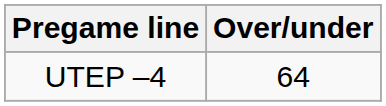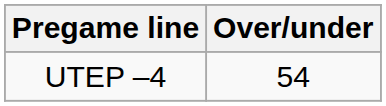(293, 76) 64 -> (293, 76) 54
